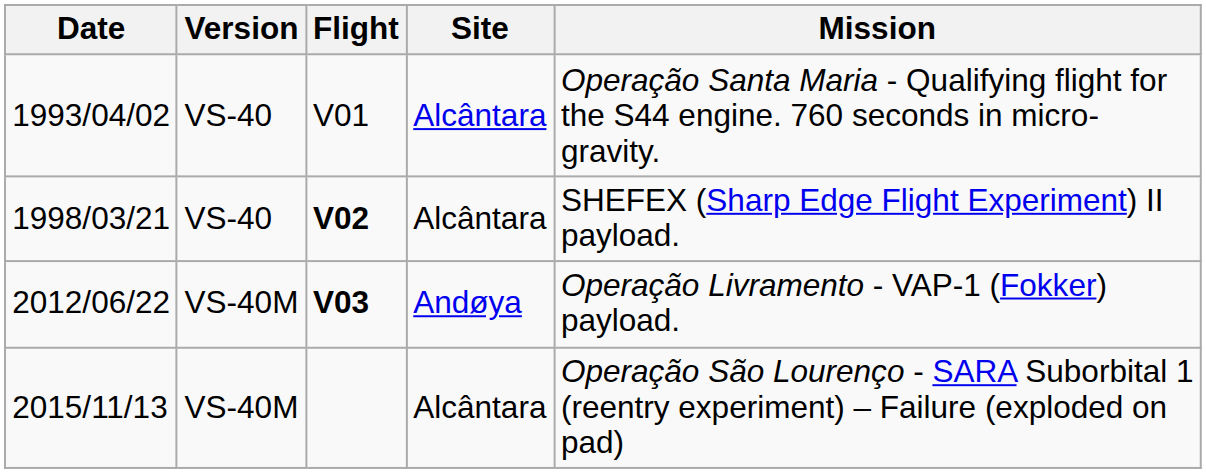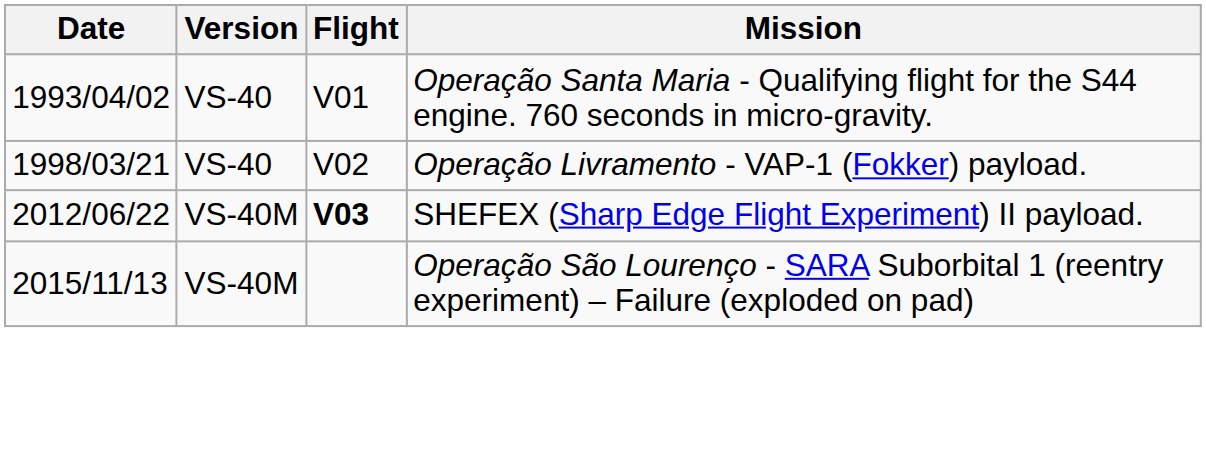- column: (480, 29)
(341, 218) bold -> (341, 164) normal
(862, 218) SHEFEX (Sharp Edge Flight Experiment) II payload. -> (750, 164) Operação Livramento - VAP-1 (Fokker) payload.
(834, 303) Operação Livramento - VAP-1 (Fokker) payload. -> (779, 214) SHEFEX (Sharp Edge Flight Experiment) II payload.
